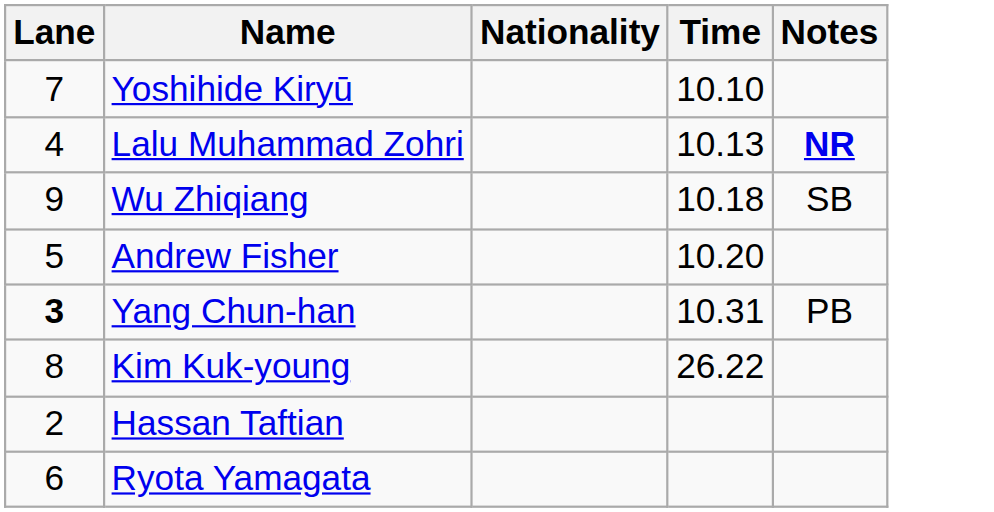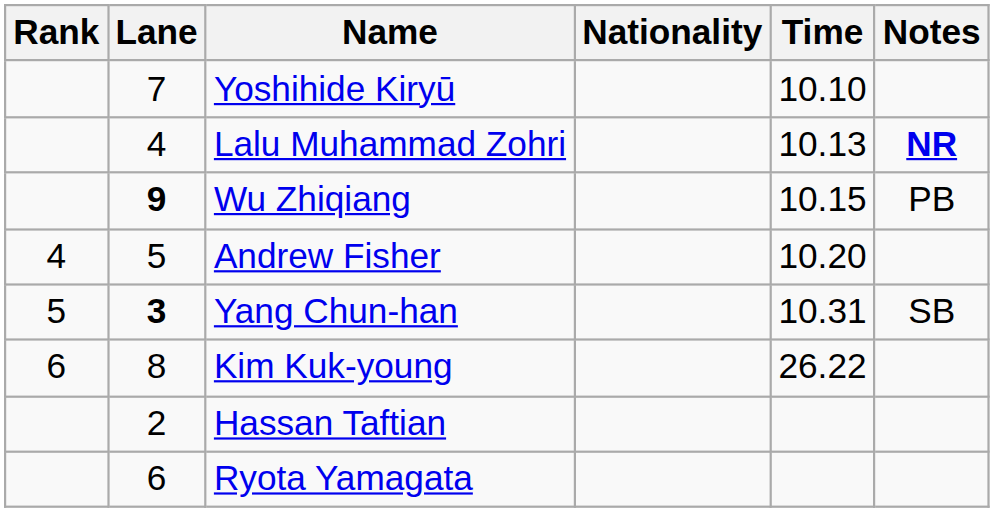+ column: (56, 32)
(54, 199) normal -> (157, 199) bold
(720, 199) 10.18 -> (823, 199) 10.15
(829, 199) SB -> (932, 199) PB
(829, 311) PB -> (932, 311) SB
